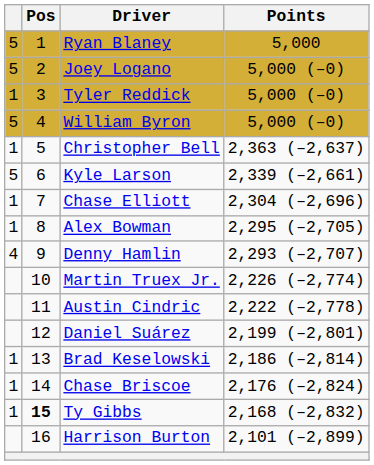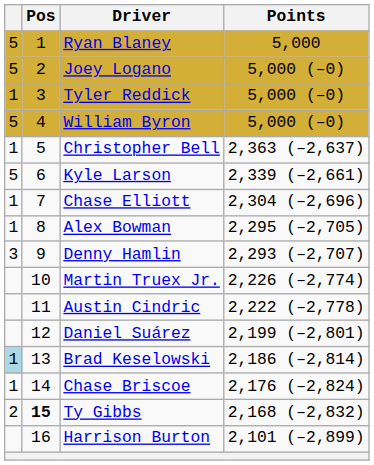(13, 255) 4 -> (13, 255) 3
(13, 360) no background -> (13, 360) lightblue background
(13, 413) 1 -> (13, 413) 2
